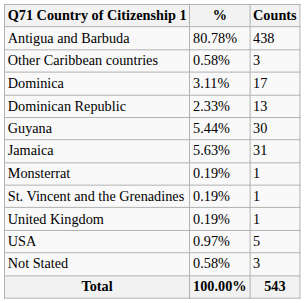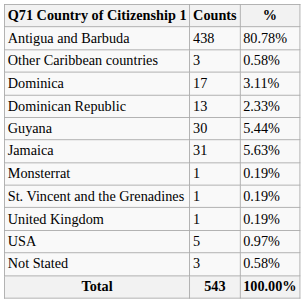columns swapped: (275, 15) <-> (220, 15)
